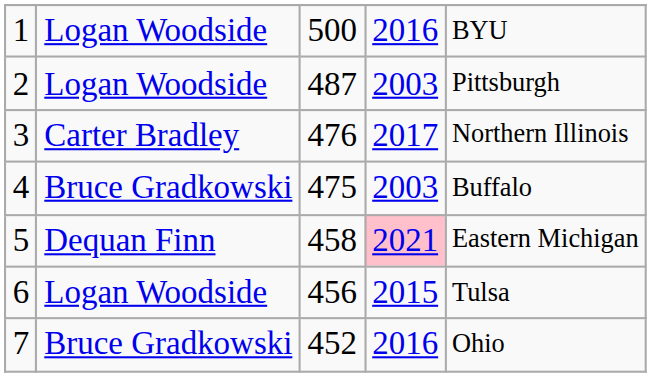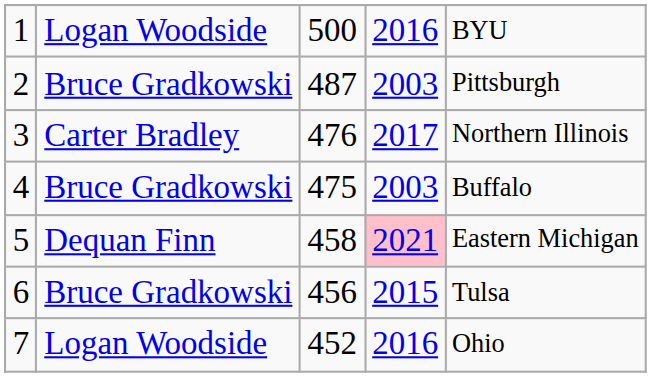(156, 82) Logan Woodside -> (168, 82) Bruce Gradkowski
(156, 291) Logan Woodside -> (168, 291) Bruce Gradkowski
(168, 344) Bruce Gradkowski -> (156, 344) Logan Woodside
